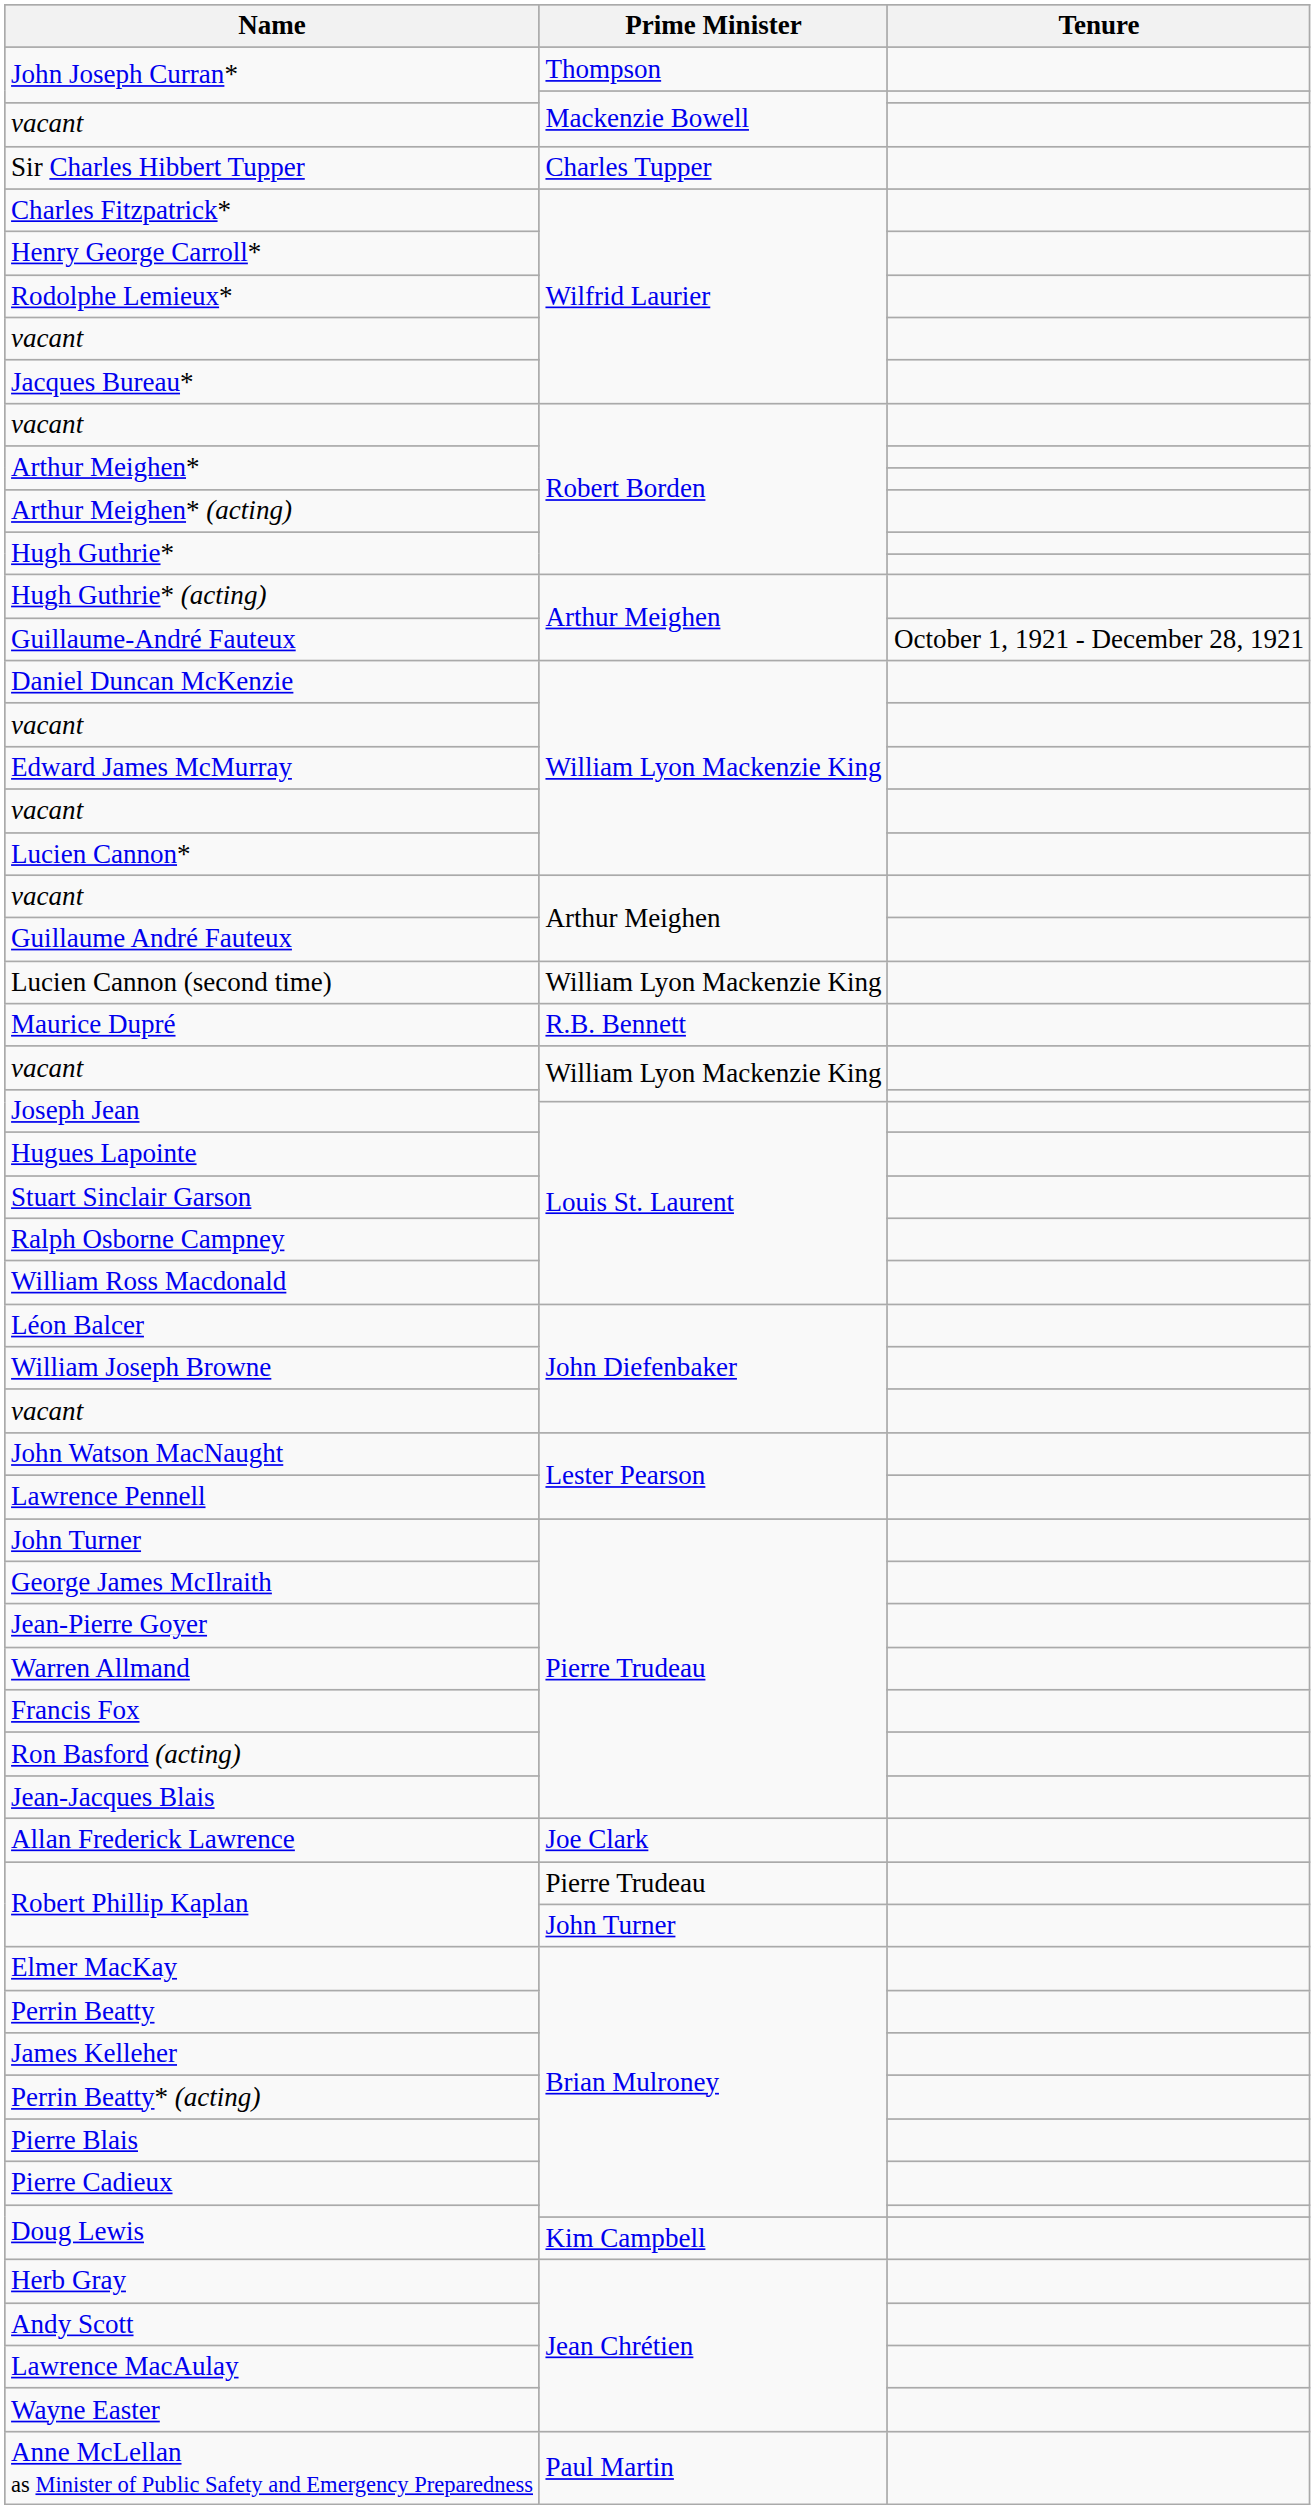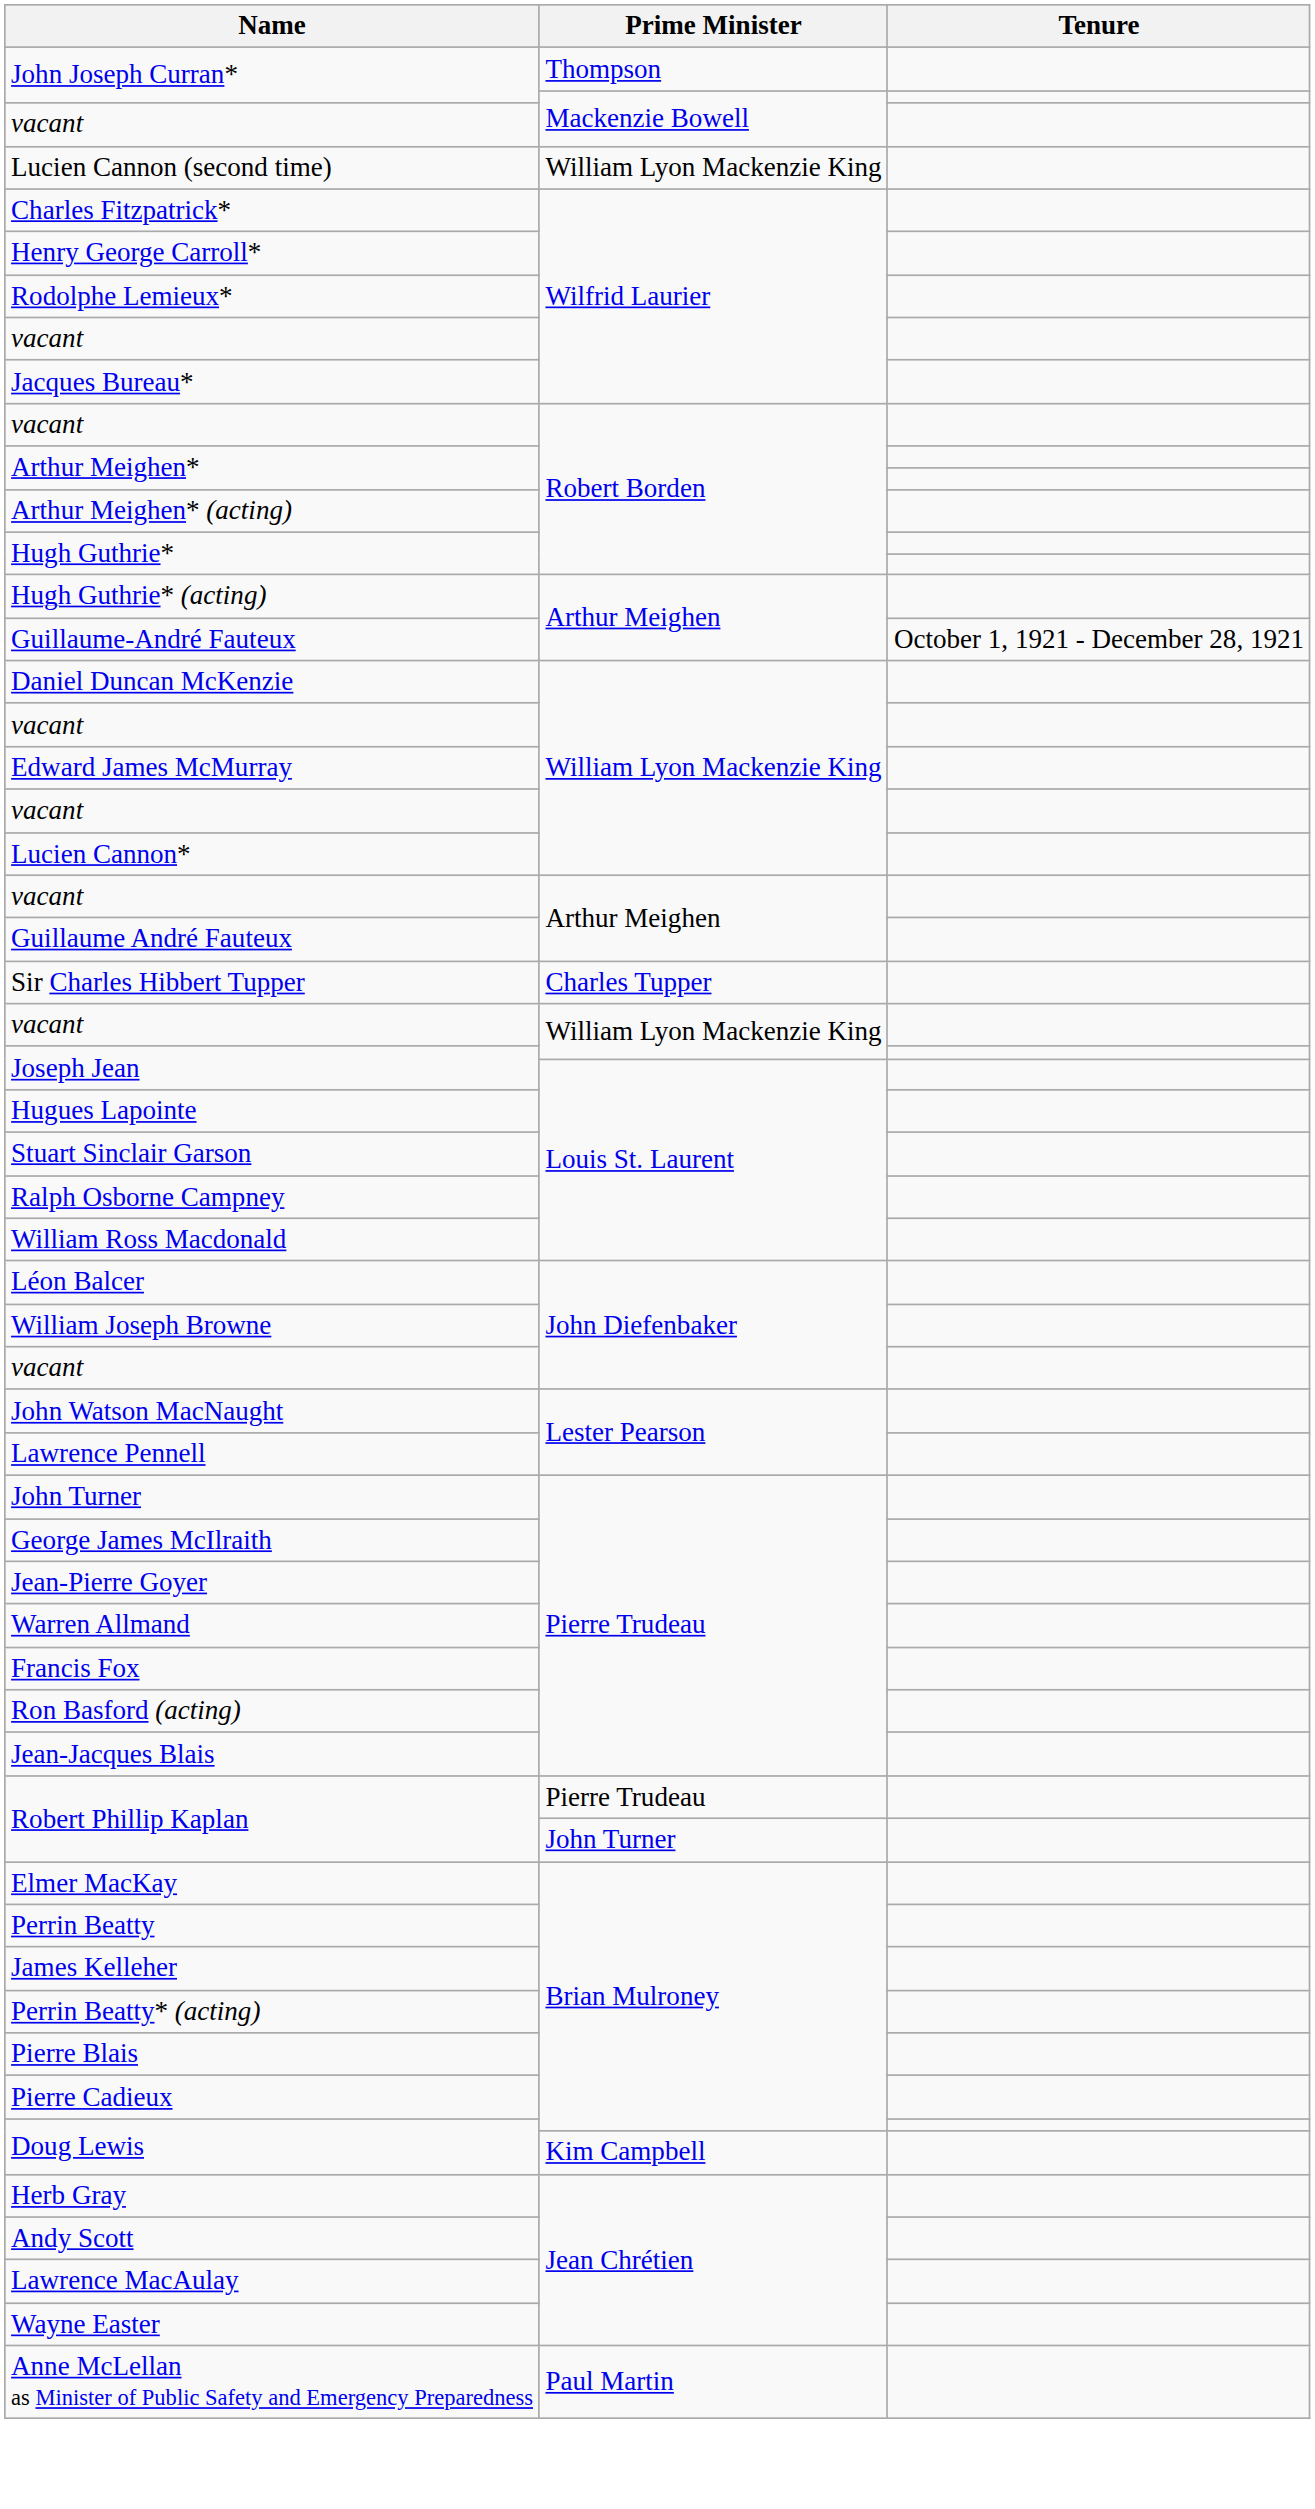rows swapped: (158, 167) <-> (171, 981)
- row: (93, 1024)
- row: (153, 1839)
